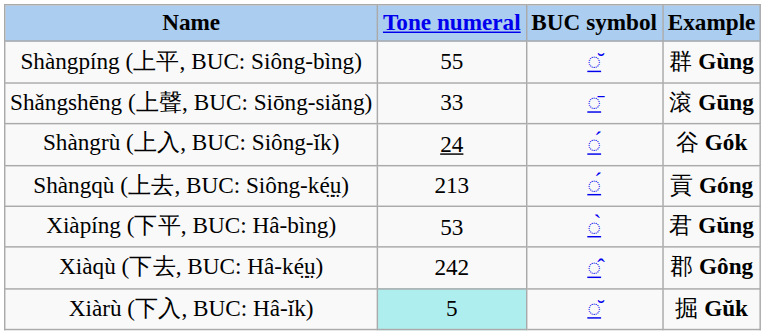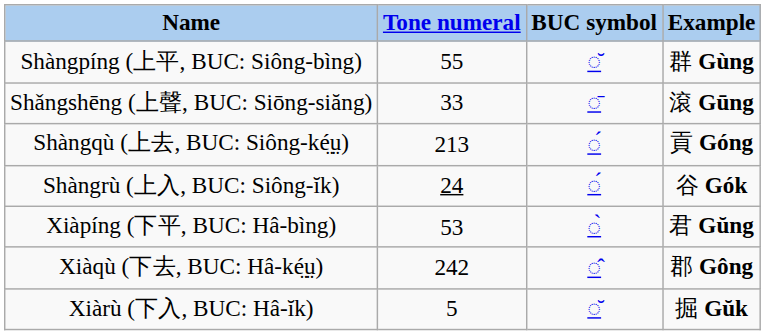rows swapped: (191, 184) <-> (191, 143)
(452, 308) paleturquoise background -> (452, 308) no background
